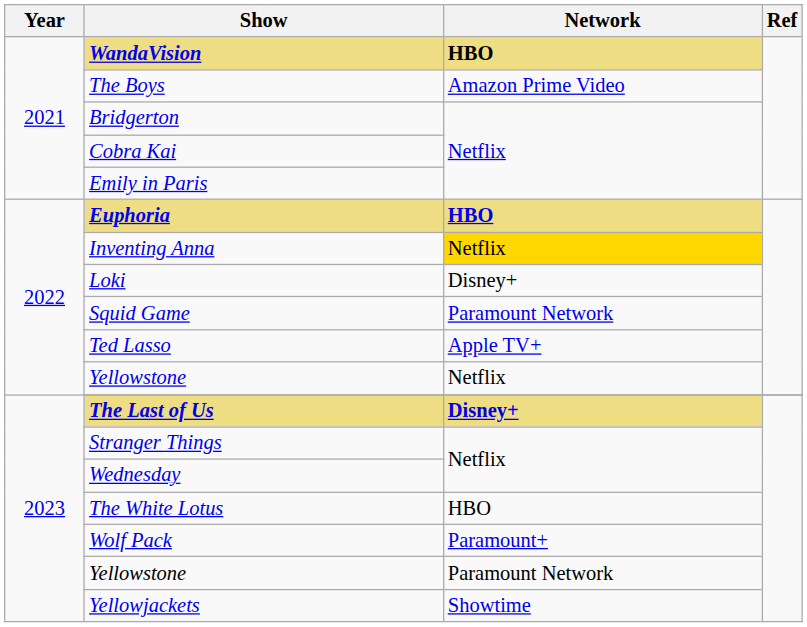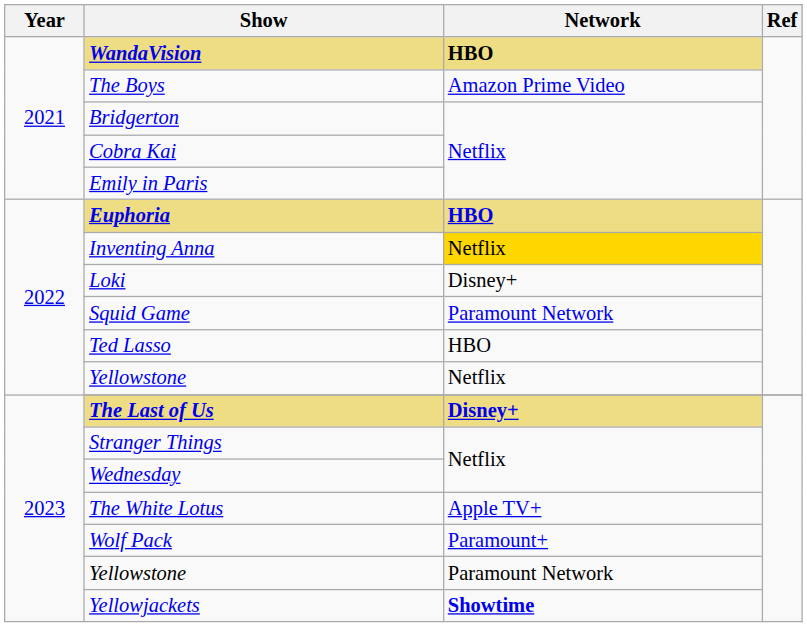(495, 345) Apple TV+ -> (469, 345) HBO
(469, 507) HBO -> (495, 507) Apple TV+
(489, 605) normal -> (491, 605) bold
